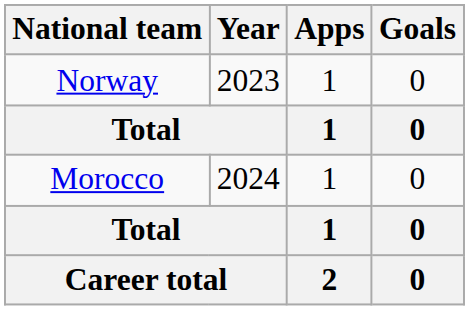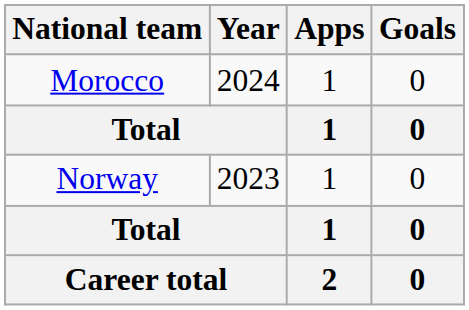rows swapped: (107, 79) <-> (107, 179)
